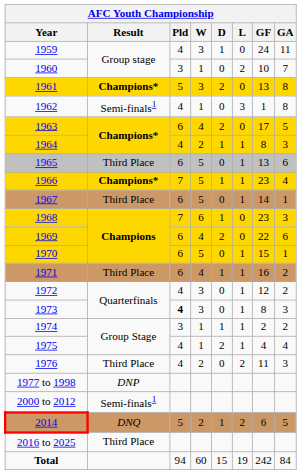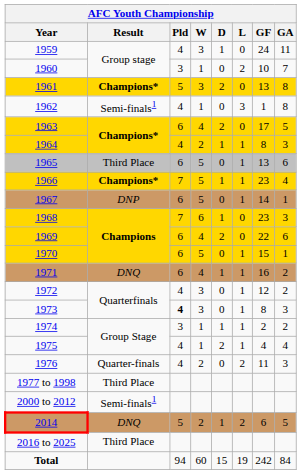(128, 199) Third Place -> (128, 199) DNP
(128, 272) Third Place -> (128, 272) DNQ
(128, 364) Third Place -> (128, 364) Quarter-finals
(128, 382) DNP -> (128, 382) Third Place
